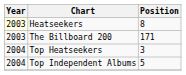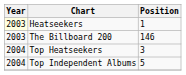(142, 24) 8 -> (142, 24) 1
(147, 37) 171 -> (147, 37) 146
